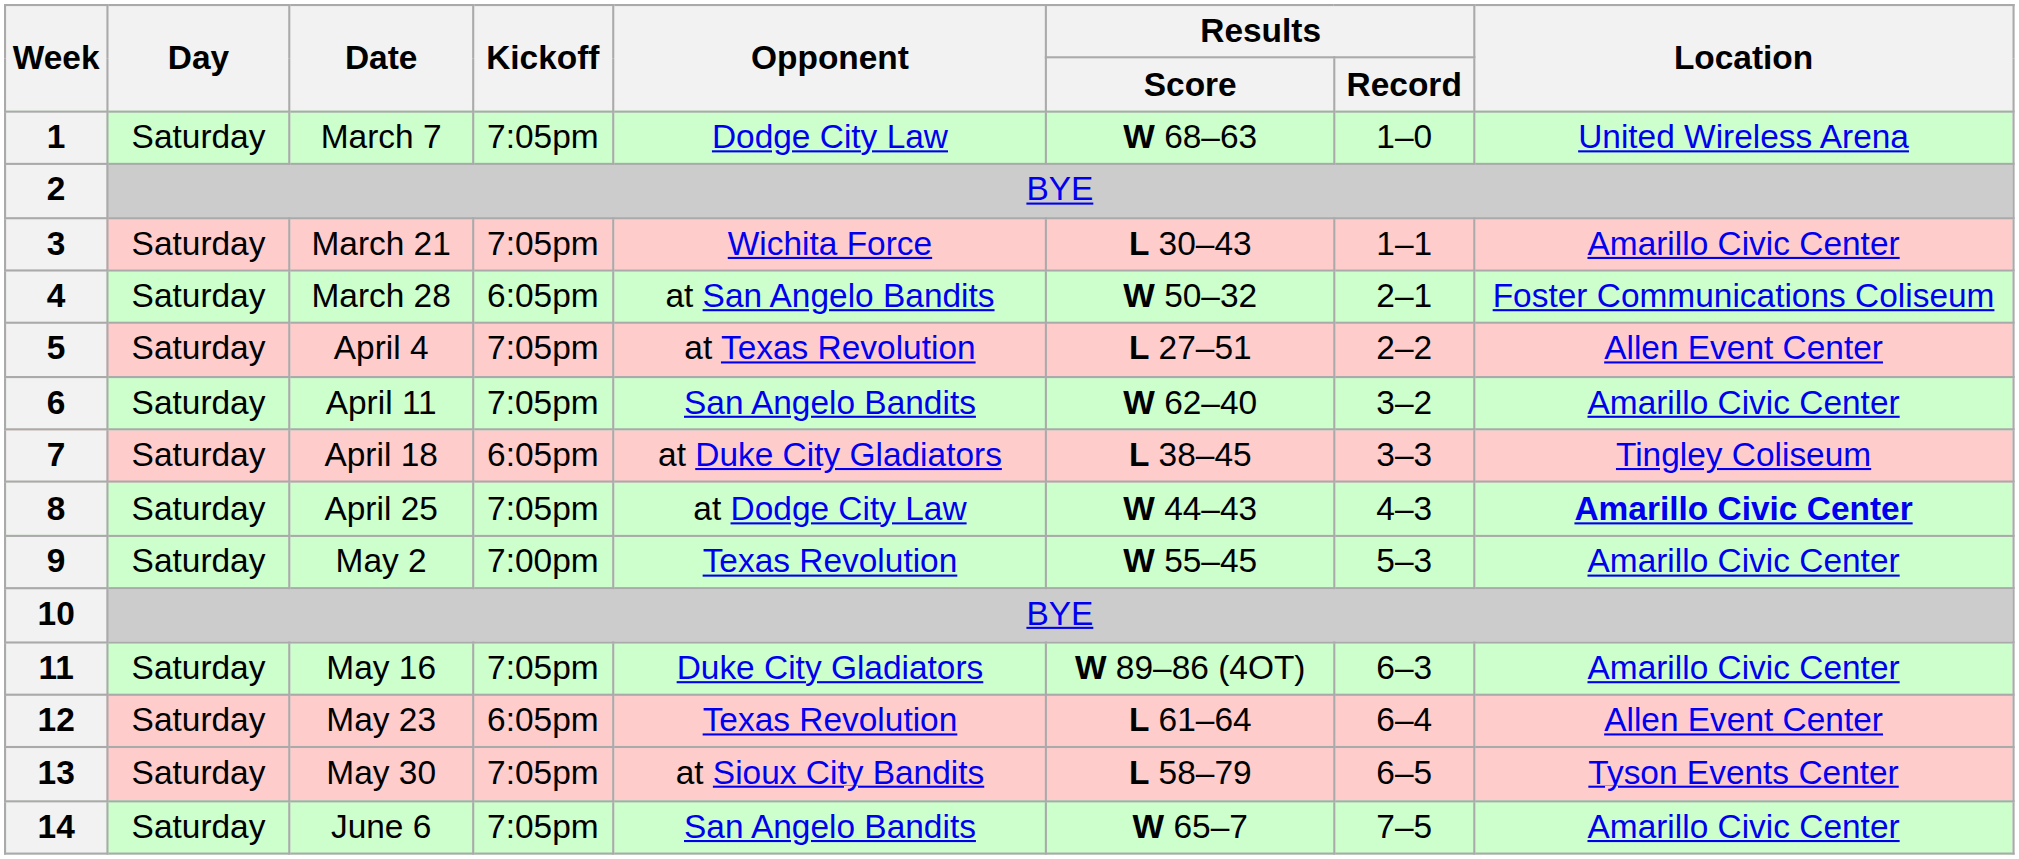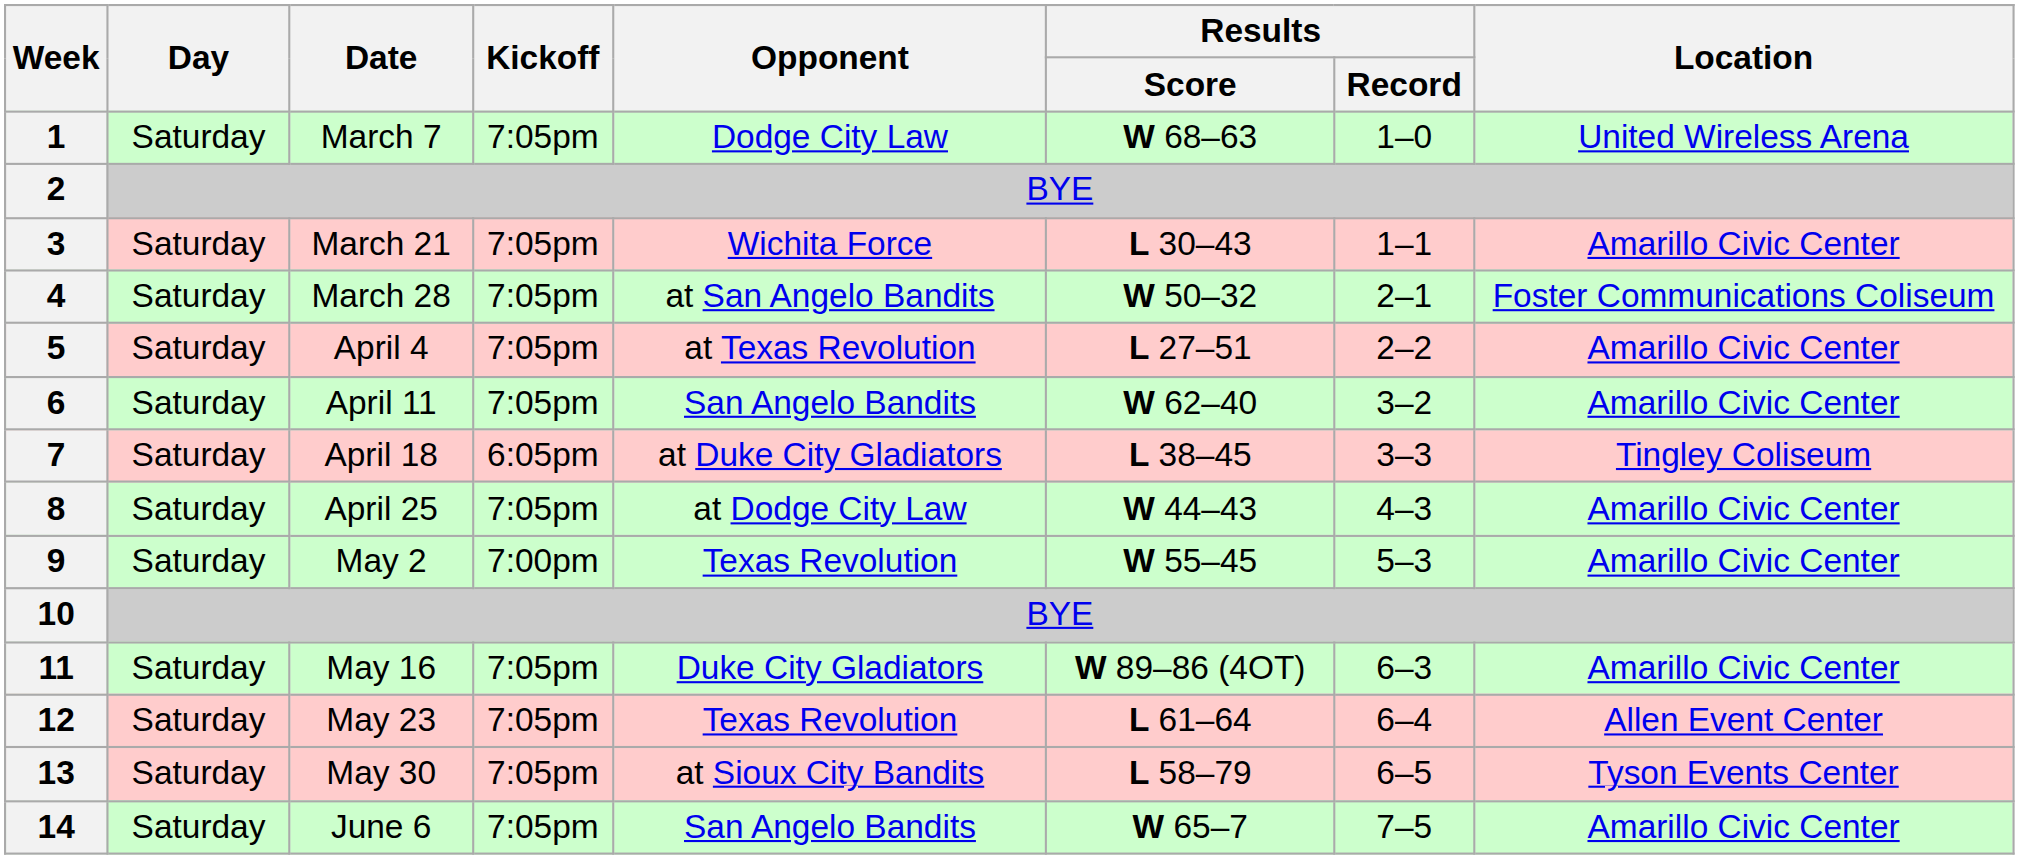(543, 296) 6:05pm -> (543, 296) 7:05pm
(1744, 349) Allen Event Center -> (1744, 349) Amarillo Civic Center
(1744, 508) bold -> (1744, 508) normal
(543, 720) 6:05pm -> (543, 720) 7:05pm
